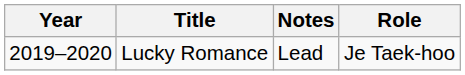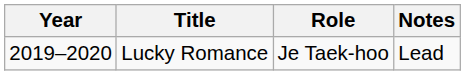columns swapped: (400, 20) <-> (306, 20)
